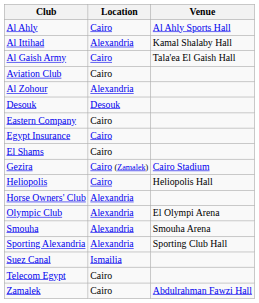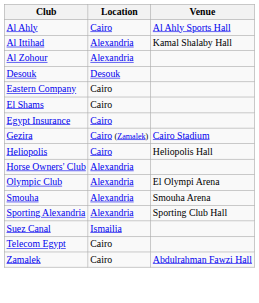- row: (36, 58)
- row: (34, 74)
rows swapped: (25, 151) <-> (38, 136)
